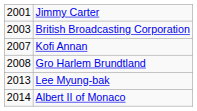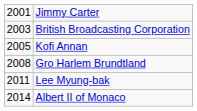(19, 47) 2007 -> (19, 47) 2005
(19, 81) 2013 -> (18, 81) 2011
